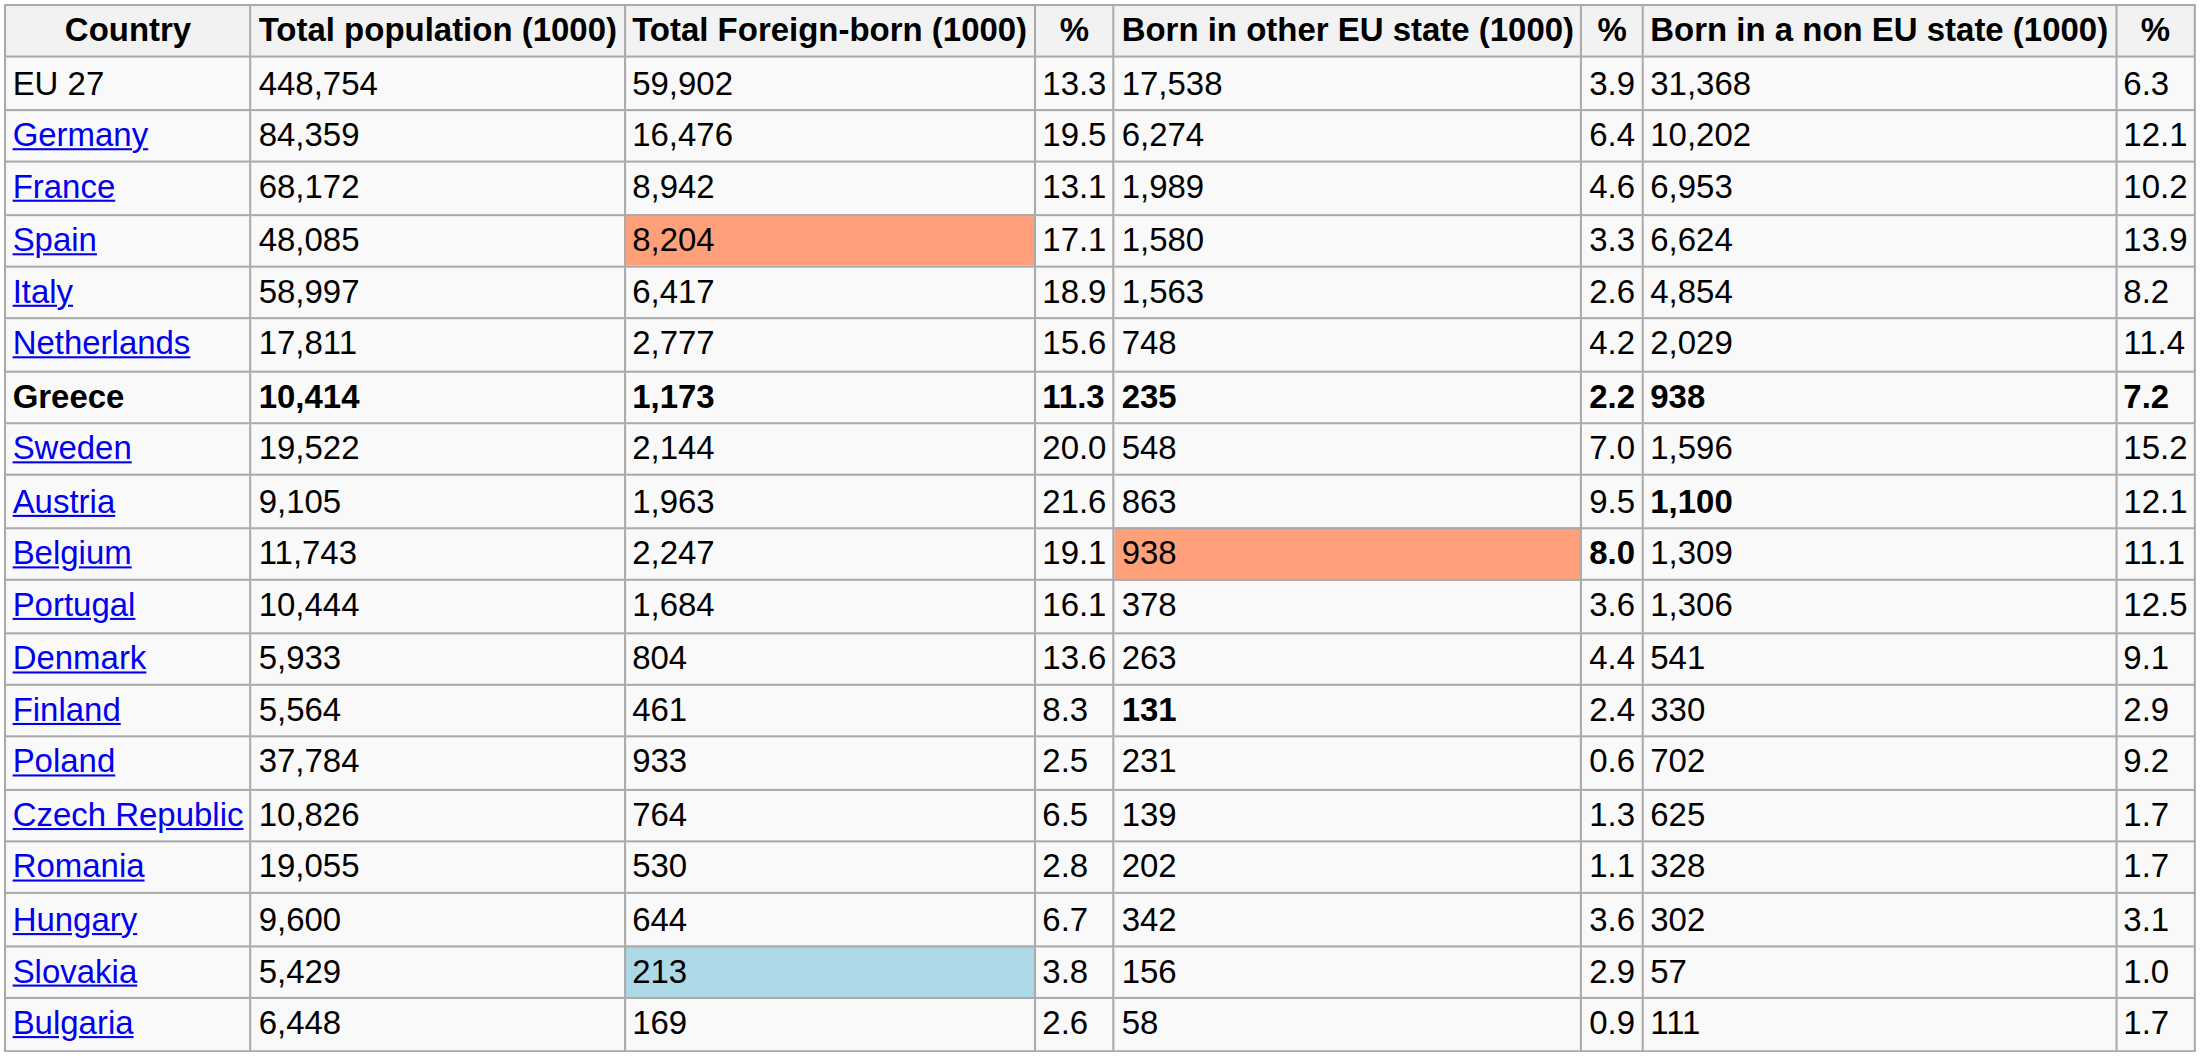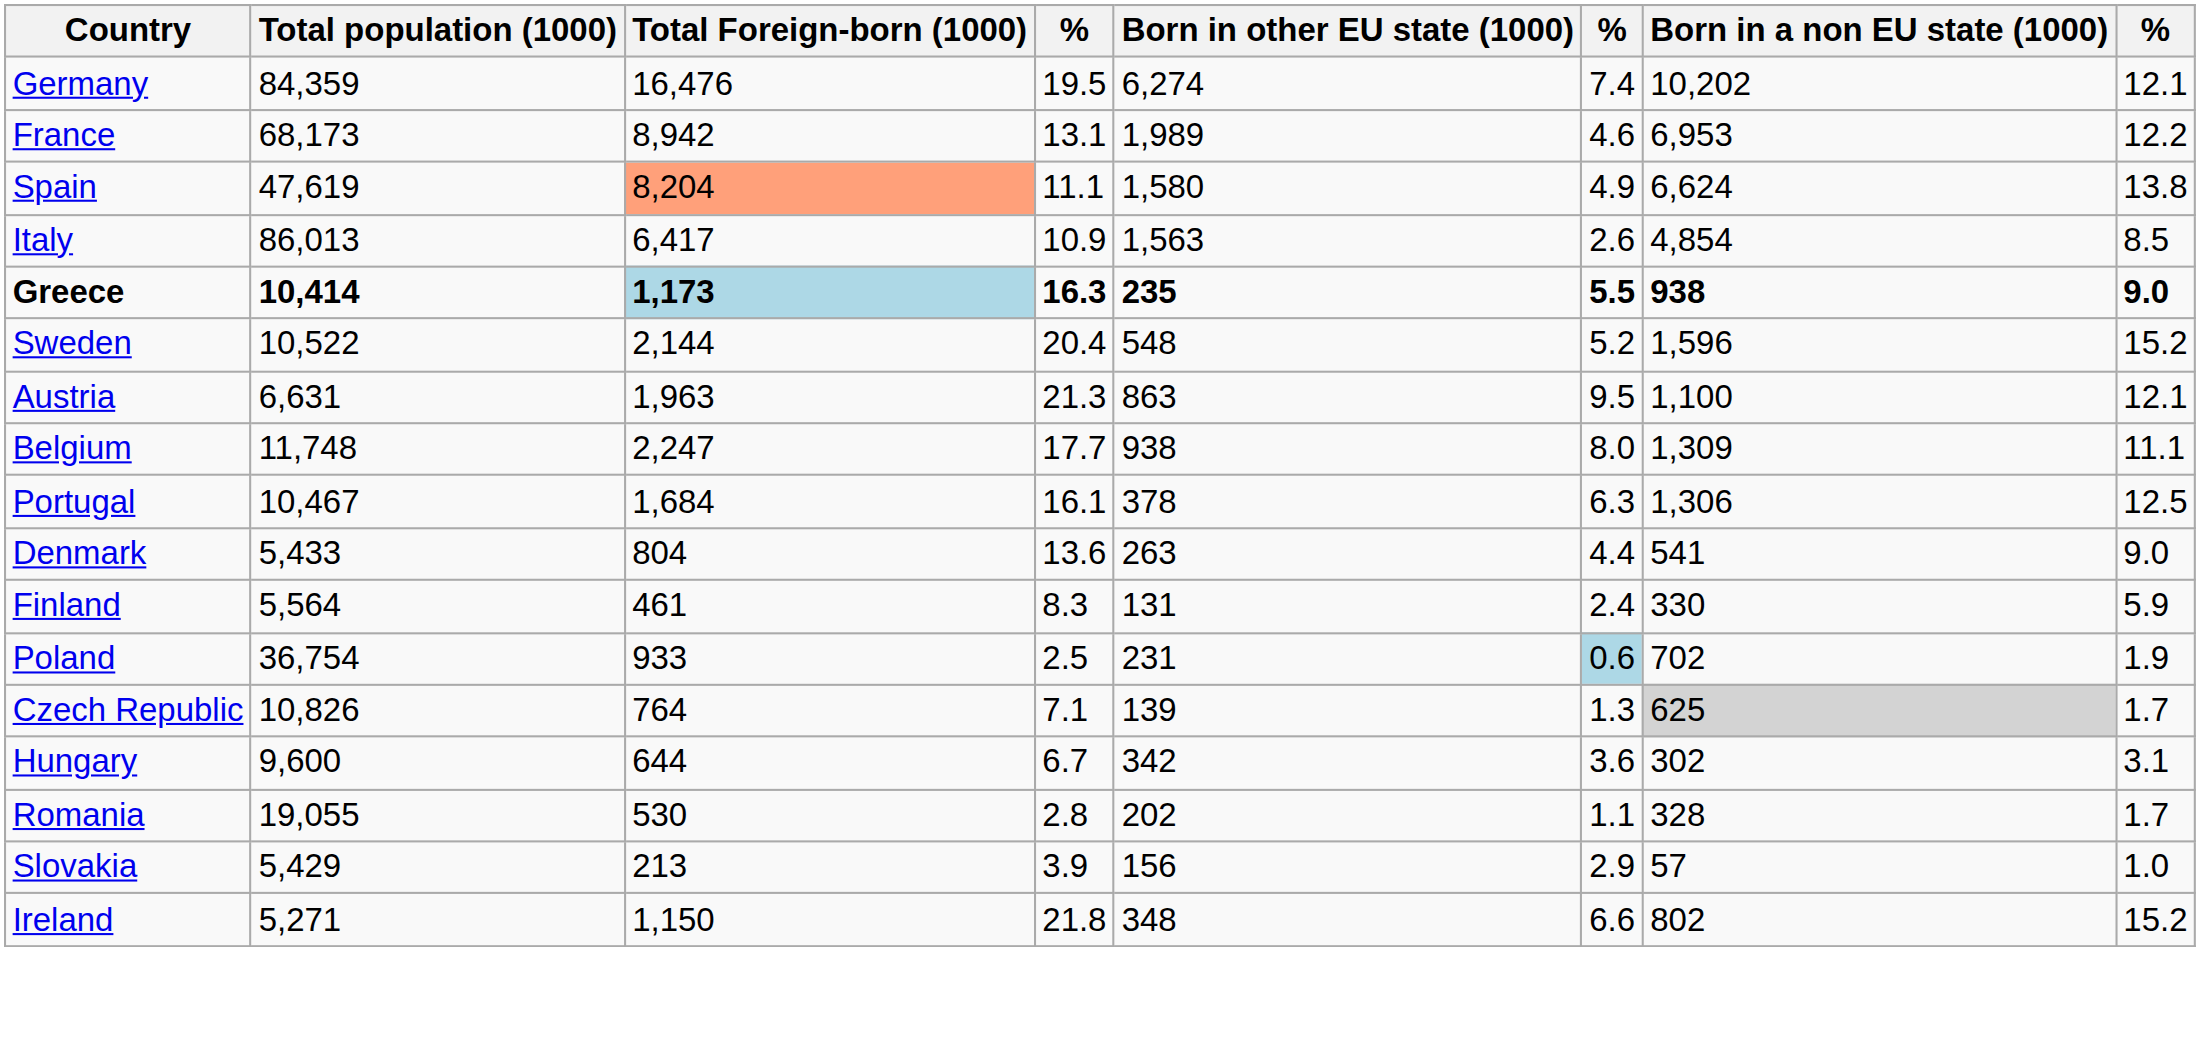- row: (58, 82)
(1612, 135) 6.4 -> (1612, 82) 7.4
(309, 187) 68,172 -> (309, 135) 68,173
(2155, 187) 10.2 -> (2155, 135) 12.2
(309, 239) 48,085 -> (309, 187) 47,619
(1074, 239) 17.1 -> (1073, 187) 11.1
(1612, 239) 3.3 -> (1612, 187) 4.9
(2155, 239) 13.9 -> (2155, 187) 13.8
(309, 291) 58,997 -> (309, 239) 86,013
(1074, 291) 18.9 -> (1074, 239) 10.9
(2146, 291) 8.2 -> (2146, 239) 8.5
- row: (101, 344)
(673, 396) no background -> (673, 291) lightblue background
(1073, 396) 11.3 -> (1074, 291) 16.3
(1612, 396) 2.2 -> (1612, 291) 5.5
(2146, 396) 7.2 -> (2146, 291) 9.0
(309, 448) 19,522 -> (309, 344) 10,522
(1074, 448) 20.0 -> (1074, 344) 20.4
(1612, 448) 7.0 -> (1612, 344) 5.2
(300, 501) 9,105 -> (300, 396) 6,631
(1074, 501) 21.6 -> (1074, 396) 21.3
(1692, 501) bold -> (1692, 396) normal
(308, 553) 11,743 -> (308, 448) 11,748
(1074, 553) 19.1 -> (1074, 448) 17.7
(1149, 553) lightsalmon background -> (1149, 448) no background
(1612, 553) bold -> (1612, 448) normal
(309, 605) 10,444 -> (309, 501) 10,467
(1612, 605) 3.6 -> (1612, 501) 6.3
(300, 657) 5,933 -> (300, 553) 5,433
(2146, 657) 9.1 -> (2146, 553) 9.0
(1149, 710) bold -> (1149, 605) normal
(2146, 710) 2.9 -> (2146, 605) 5.9
(309, 762) 37,784 -> (309, 657) 36,754
(1612, 762) no background -> (1612, 657) lightblue background
(2146, 762) 9.2 -> (2146, 657) 1.9
(1065, 814) 6.5 -> (1065, 710) 7.1
(1678, 814) no background -> (1678, 710) lightgrey background
rows swapped: (75, 919) <-> (79, 866)
(660, 971) lightblue background -> (660, 866) no background
(1065, 971) 3.8 -> (1065, 866) 3.9
- row: (73, 1023)
+ row: (63, 919)
